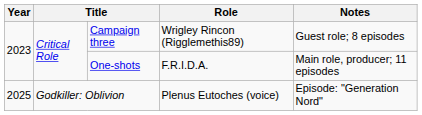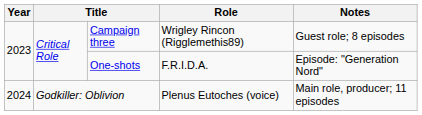(351, 65) Main role, producer; 11 episodes -> (347, 65) Episode: "Generation Nord"
(19, 95) 2025 -> (19, 95) 2024
(347, 95) Episode: "Generation Nord" -> (351, 95) Main role, producer; 11 episodes
